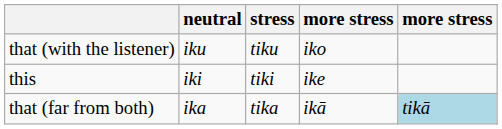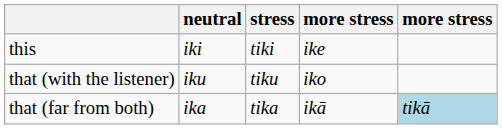rows swapped: (22, 78) <-> (92, 49)
